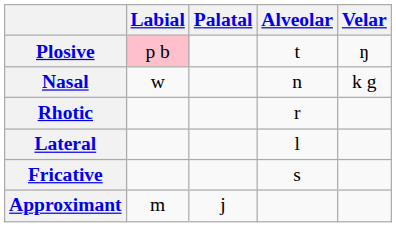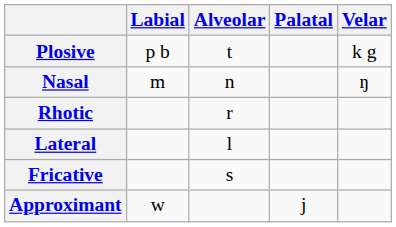columns swapped: (297, 19) <-> (223, 19)
(158, 50) pink background -> (158, 50) no background
(364, 50) ŋ -> (364, 50) k g
(158, 81) w -> (158, 81) m
(364, 81) k g -> (364, 81) ŋ
(158, 205) m -> (158, 205) w
